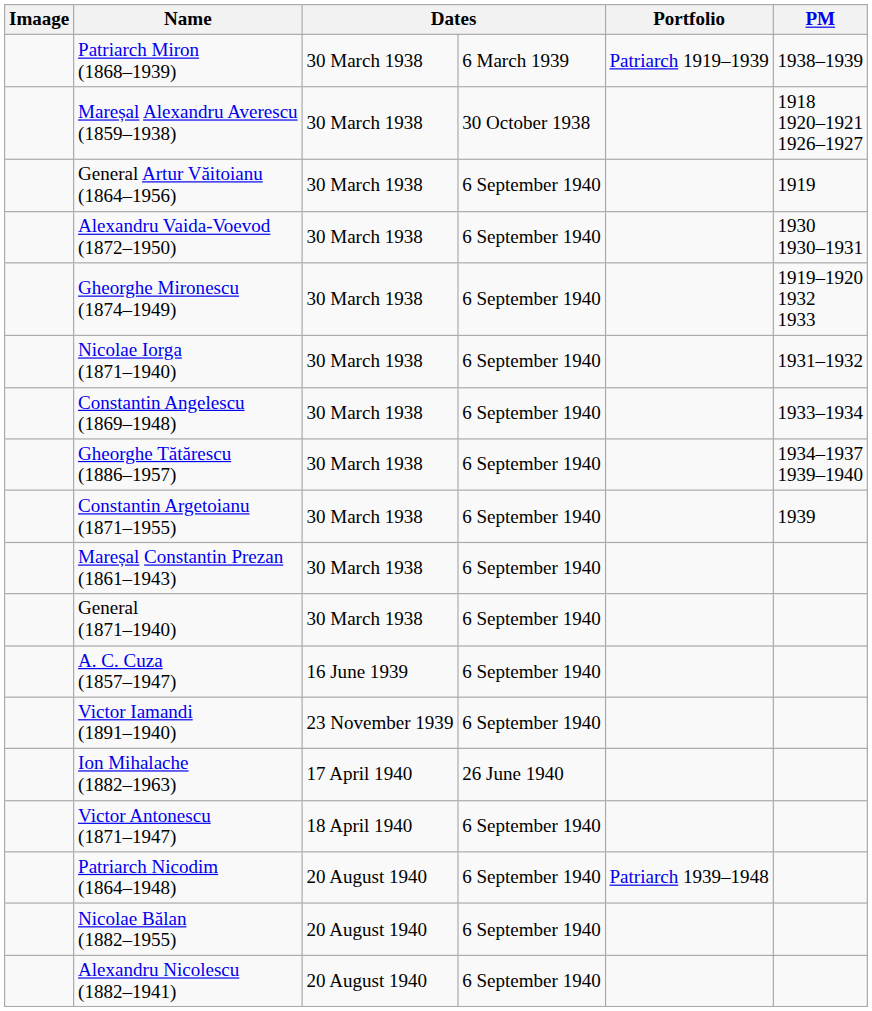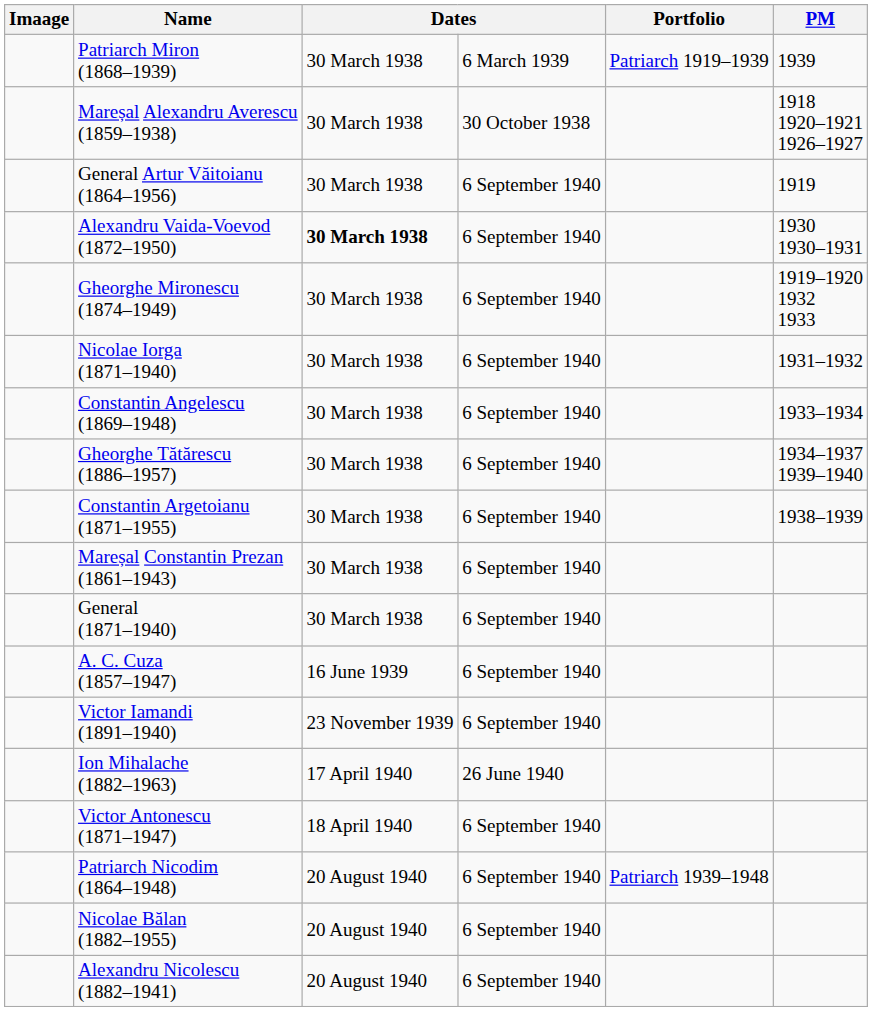(820, 60) 1938–1939 -> (796, 60) 1939
(365, 236) normal -> (367, 236) bold
(796, 516) 1939 -> (820, 516) 1938–1939
